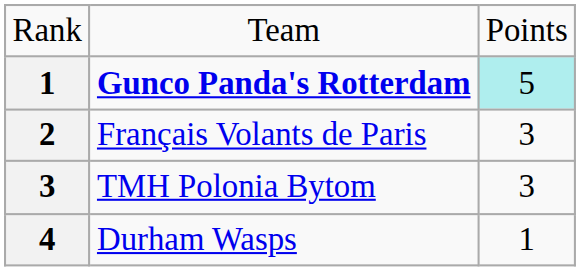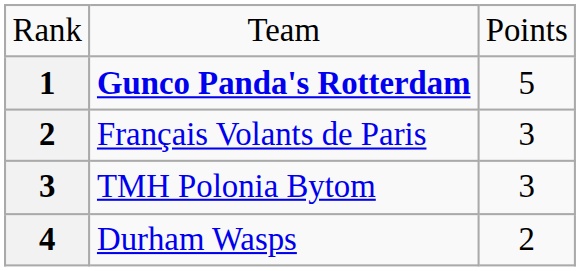(527, 82) paleturquoise background -> (527, 82) no background
(527, 238) 1 -> (527, 238) 2
